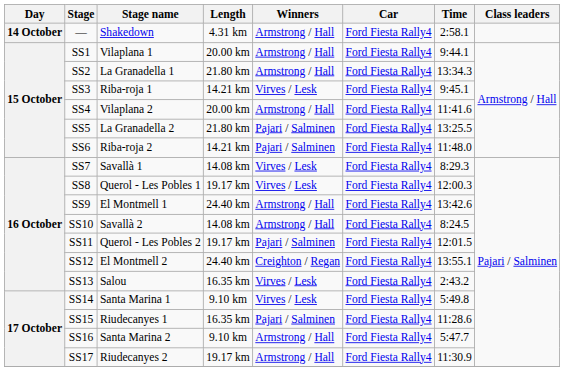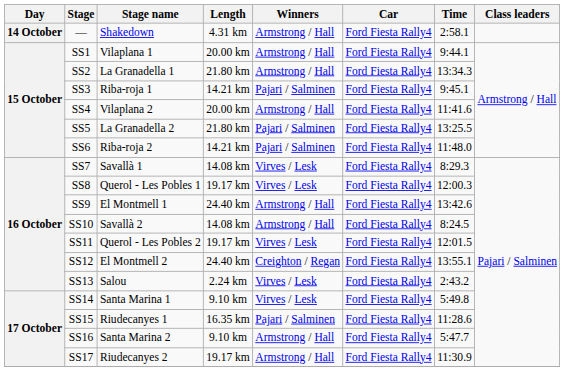(286, 89) Virves / Lesk -> (295, 89) Pajari / Salminen
(295, 242) Pajari / Salminen -> (286, 242) Virves / Lesk
(228, 280) 16.35 km -> (228, 280) 2.24 km
